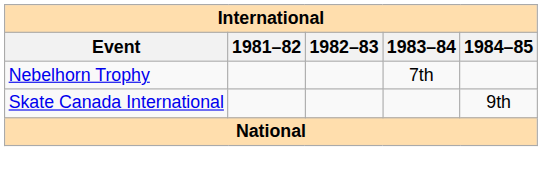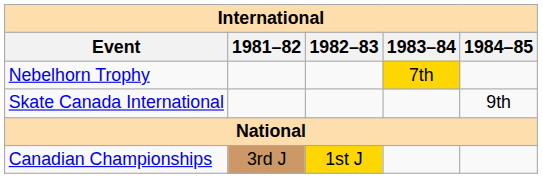(421, 74) no background -> (421, 74) gold background
+ row: (110, 159)
